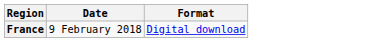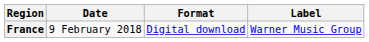+ column: (306, 13)
